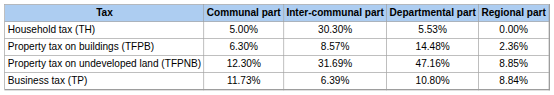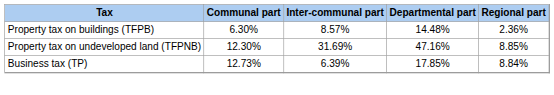- row: (52, 30)
(244, 81) 11.73% -> (244, 64) 12.73%
(433, 81) 10.80% -> (433, 64) 17.85%
